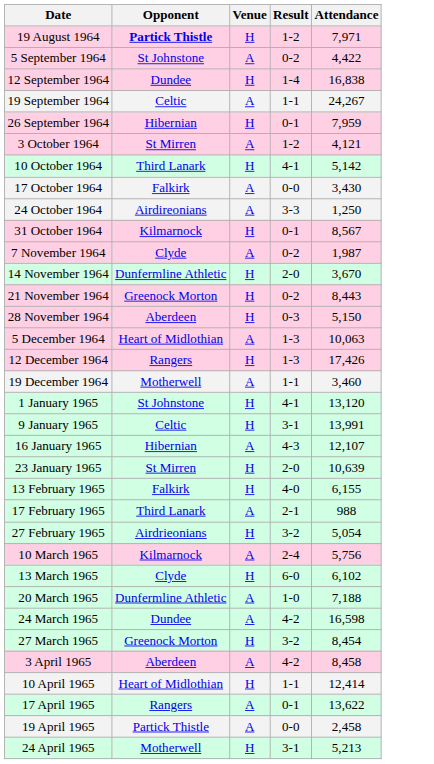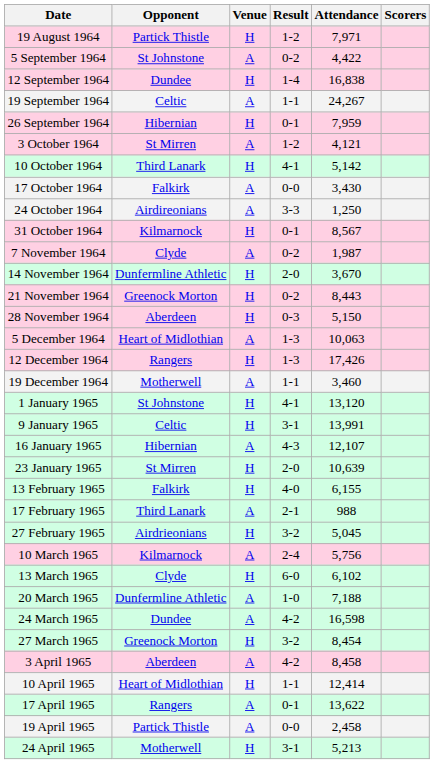+ column: (405, 15)
(171, 37) bold -> (171, 37) normal
(347, 532) 5,054 -> (347, 532) 5,045
